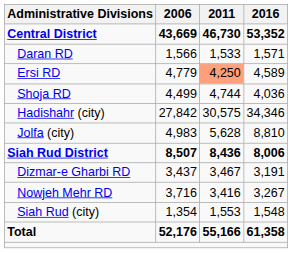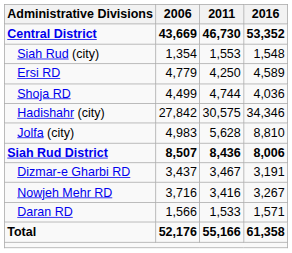rows swapped: (45, 53) <-> (58, 212)
(225, 73) lightsalmon background -> (225, 73) no background
